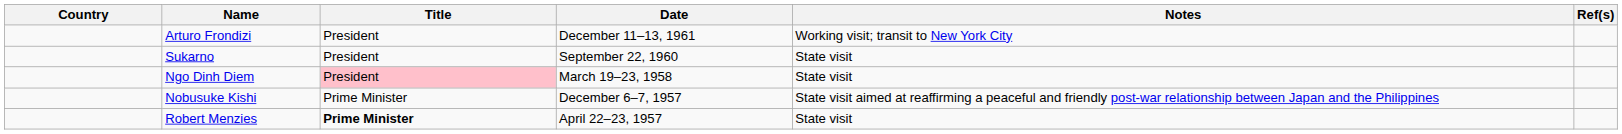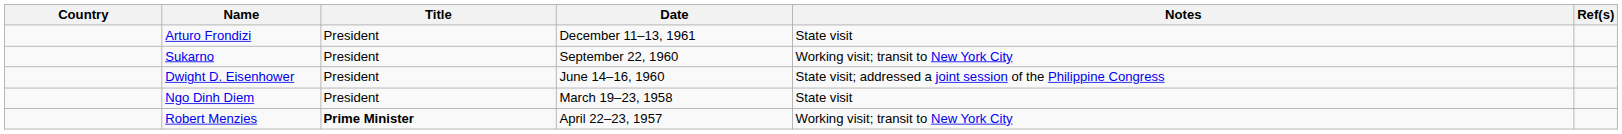(904, 35) Working visit; transit to New York City -> (824, 35) State visit
(824, 56) State visit -> (904, 56) Working visit; transit to New York City
+ row: (230, 77)
(351, 77) pink background -> (351, 98) no background
- row: (211, 98)
(824, 118) State visit -> (904, 118) Working visit; transit to New York City
